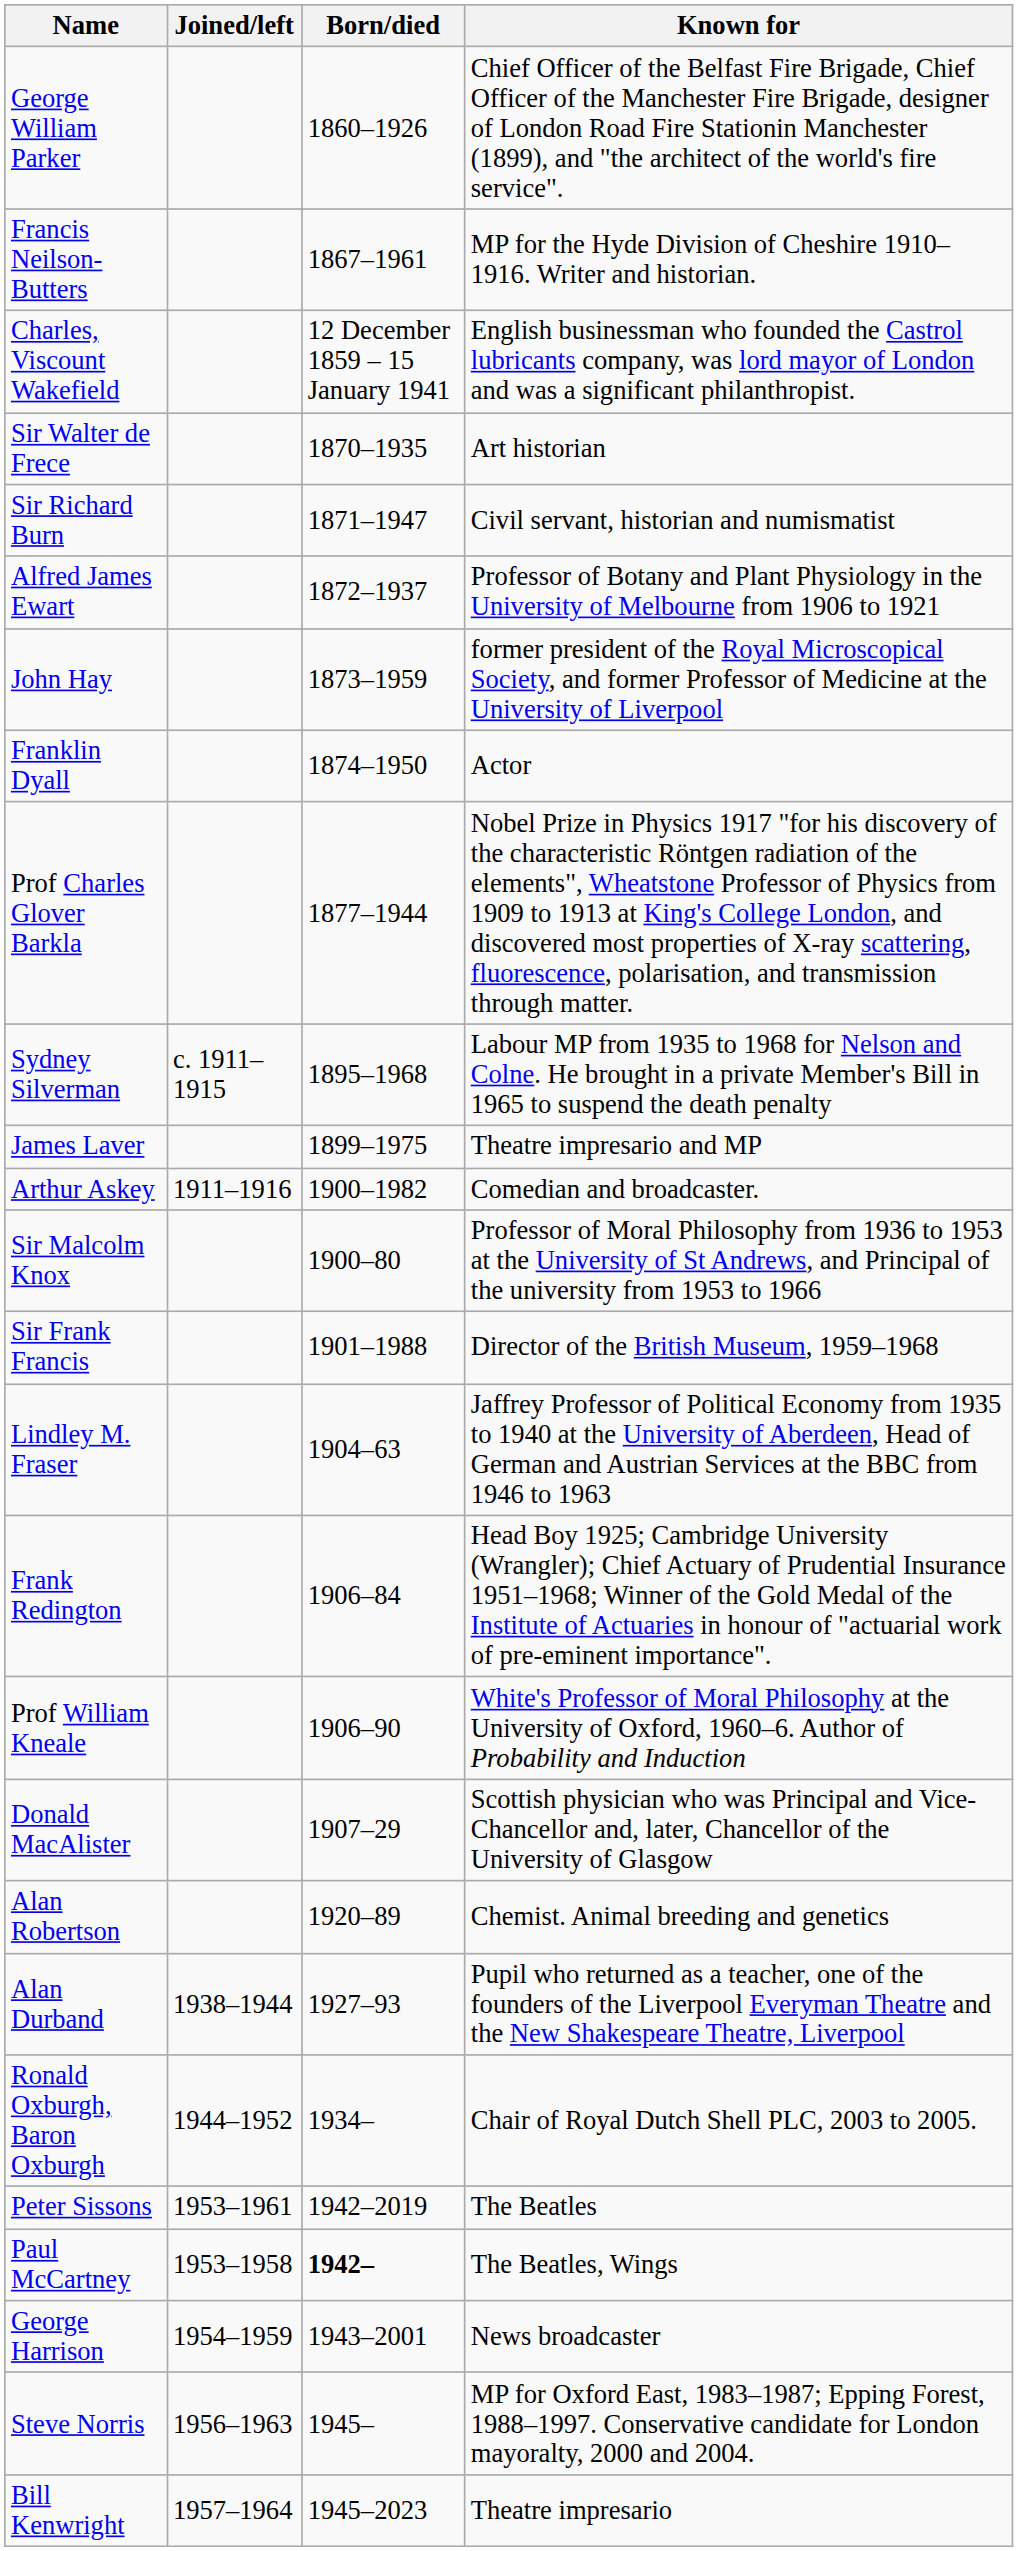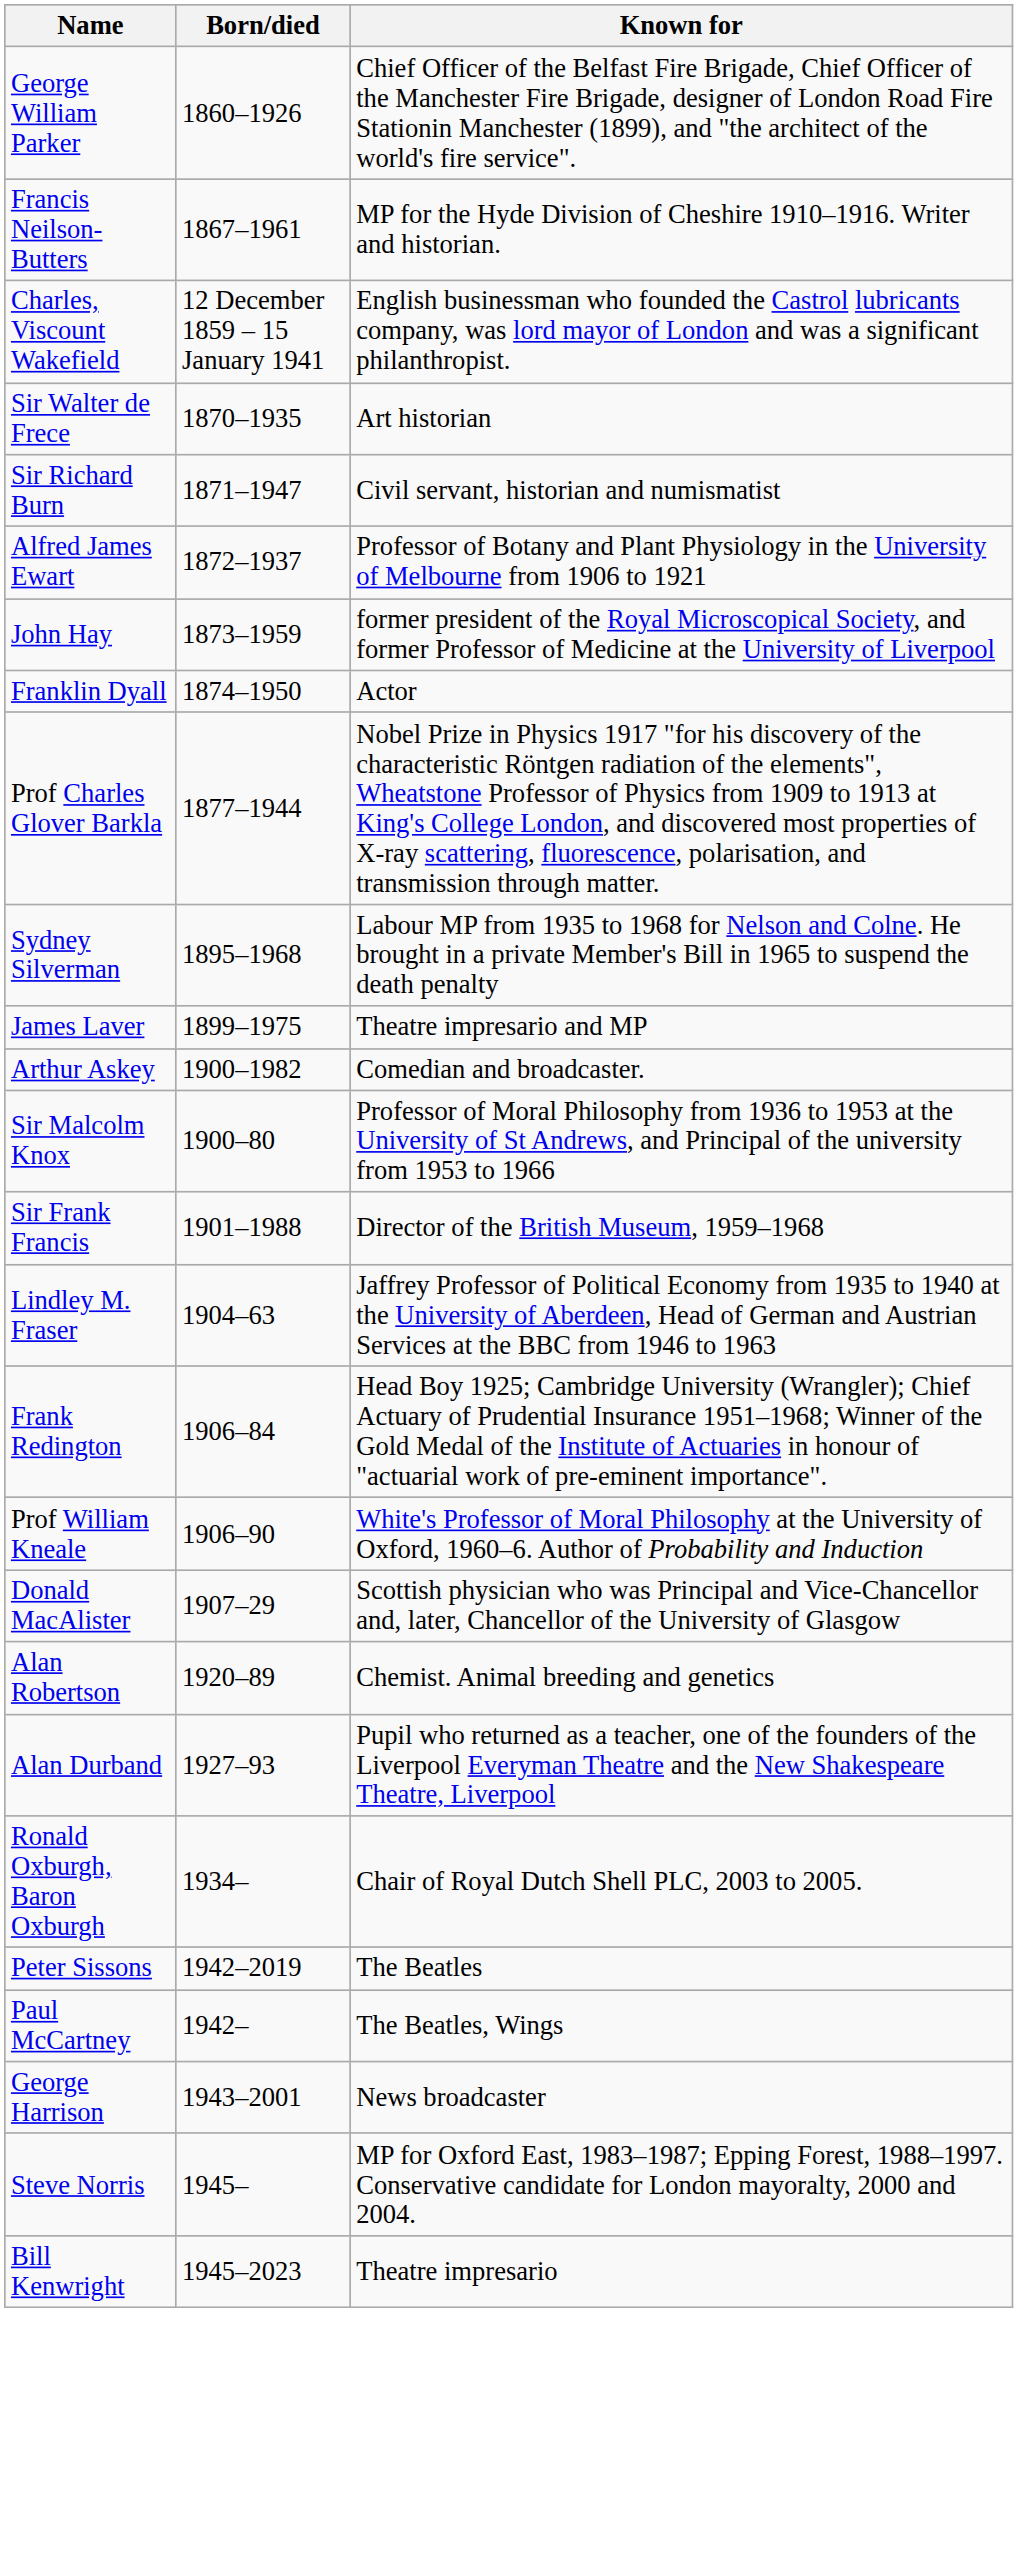- column: (234, 25)
(341, 2264) bold -> (215, 2025) normal
